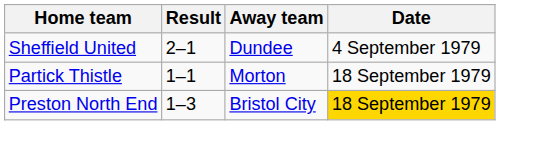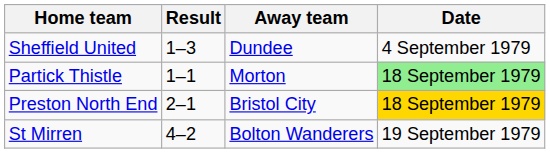(181, 47) 2–1 -> (181, 47) 1–3
(411, 76) no background -> (461, 76) lightgreen background
(181, 104) 1–3 -> (181, 104) 2–1
+ row: (45, 133)
